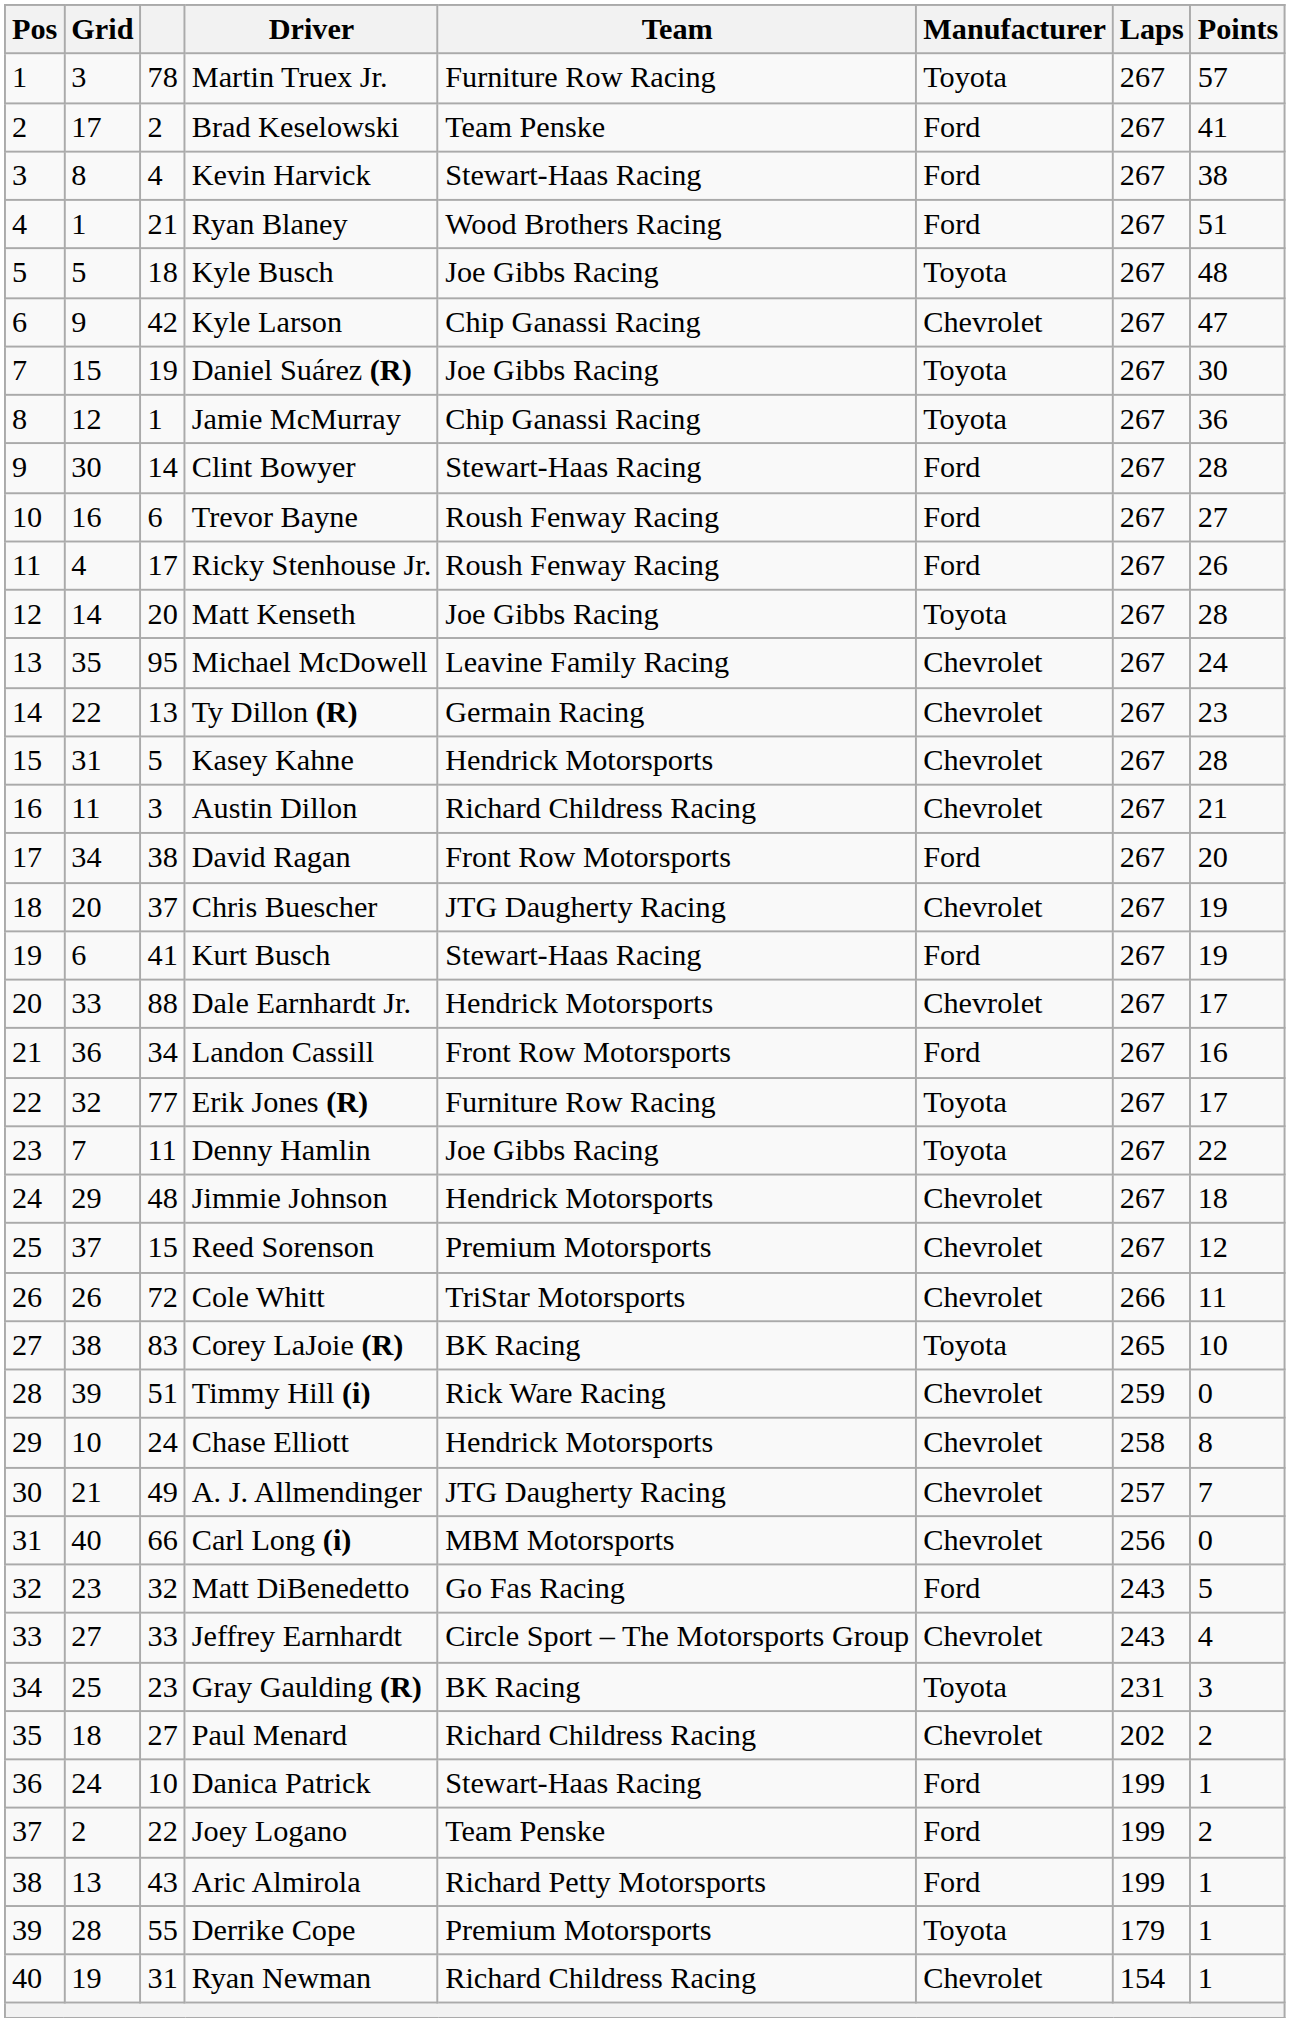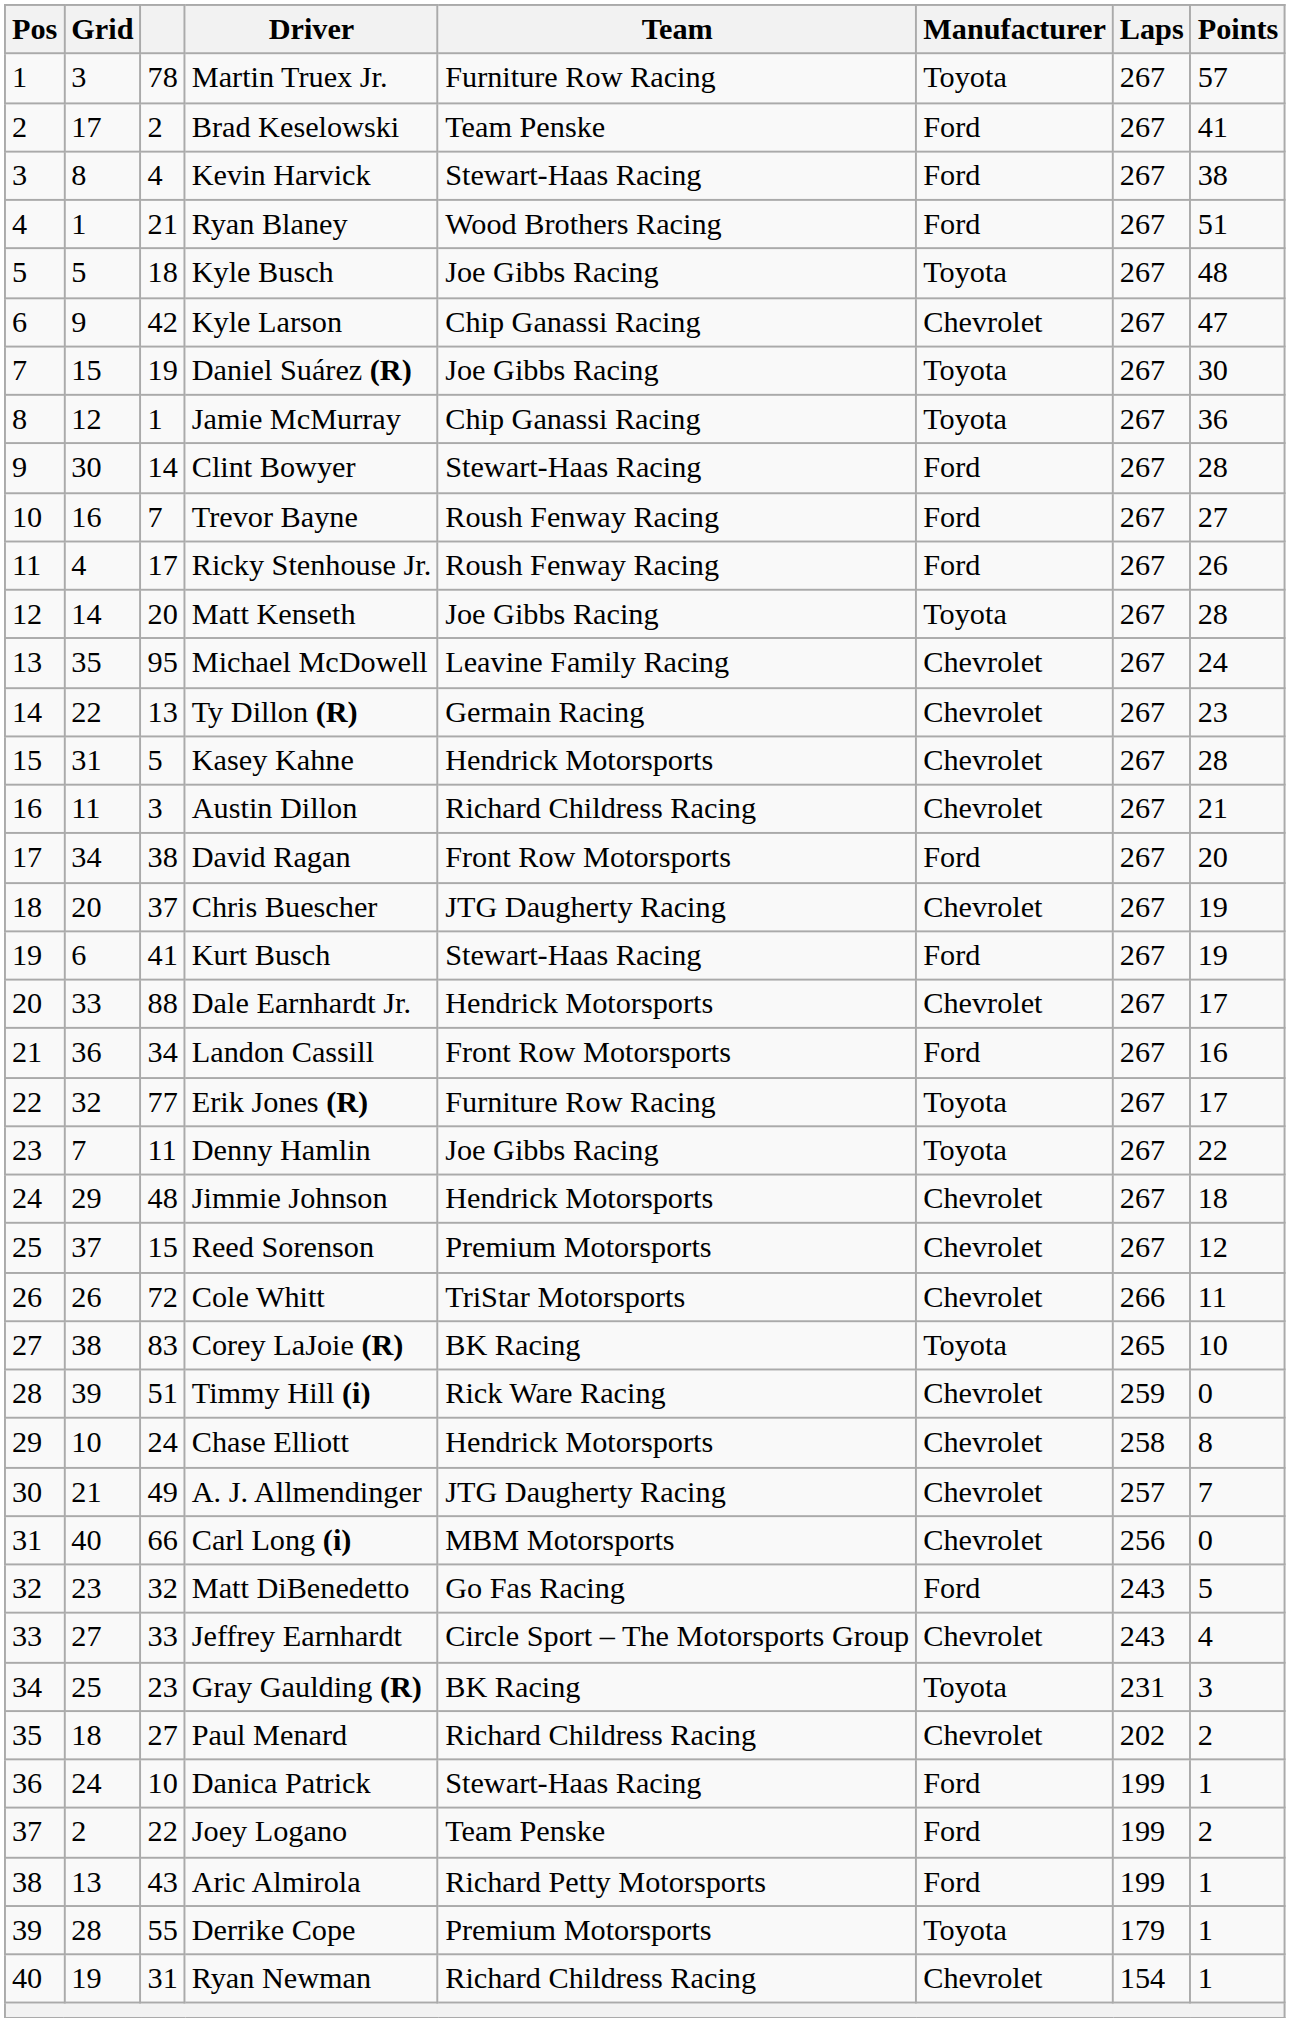(155, 515) 6 -> (155, 515) 7
